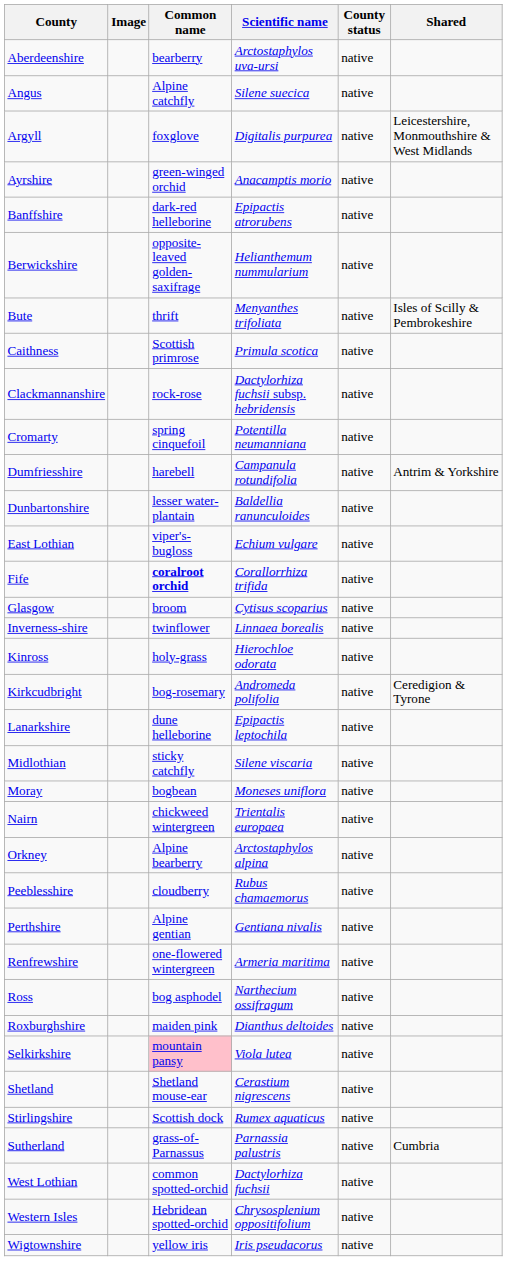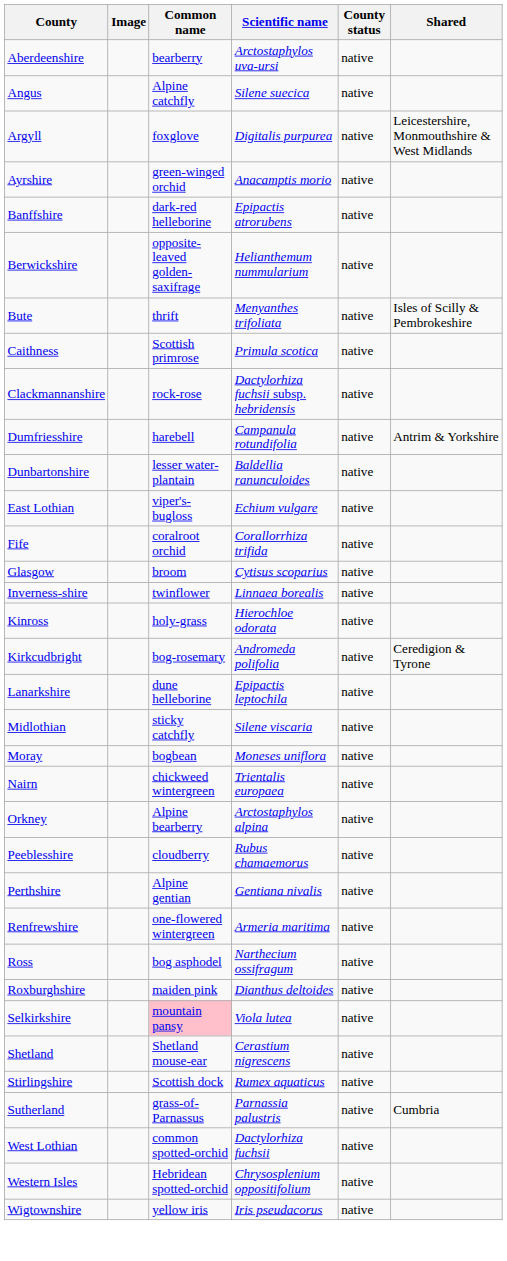- row: (33, 436)
(178, 579) bold -> (176, 543) normal
